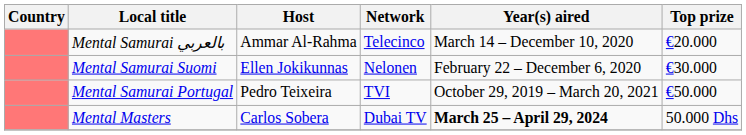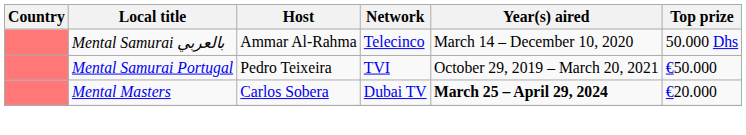(691, 42) €20.000 -> (702, 42) 50.000 Dhs
- row: (144, 67)
(702, 117) 50.000 Dhs -> (691, 92) €20.000
